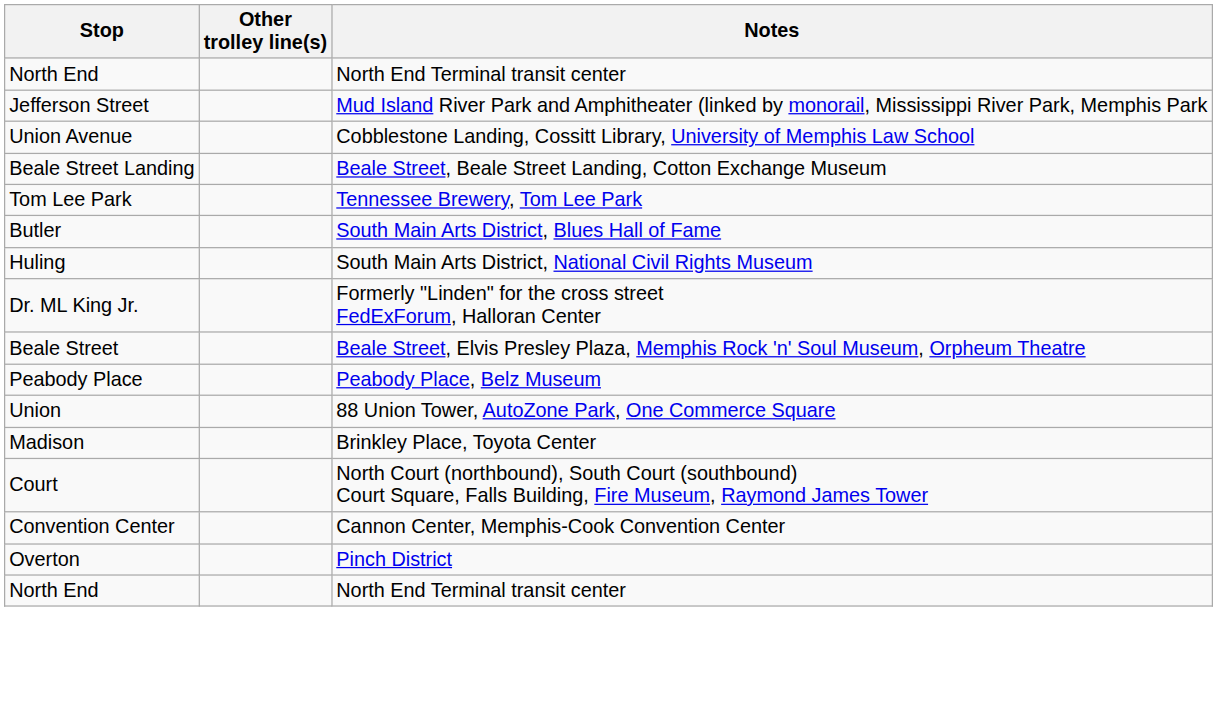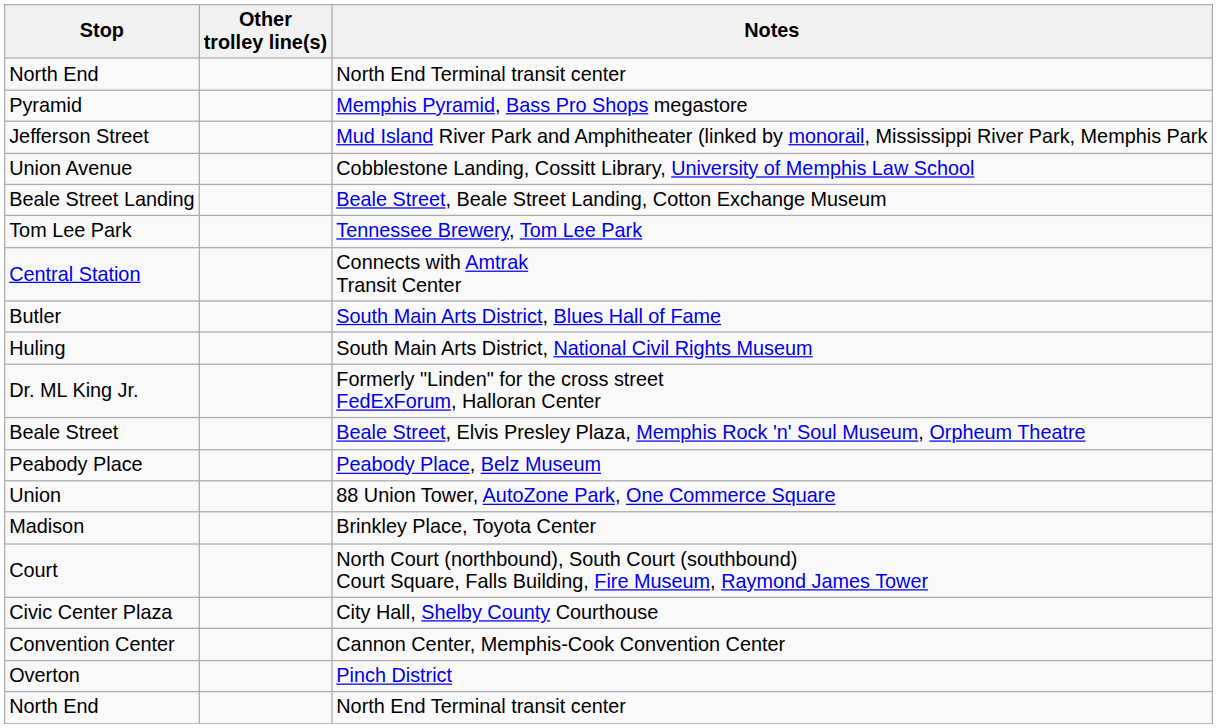+ row: (46, 105)
+ row: (75, 273)
+ row: (91, 612)
